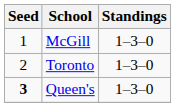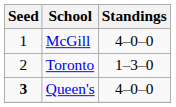(134, 41) 1–3–0 -> (134, 41) 4–0–0
(134, 89) 1–3–0 -> (134, 89) 4–0–0
